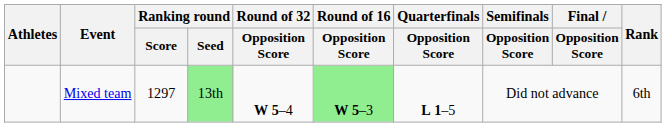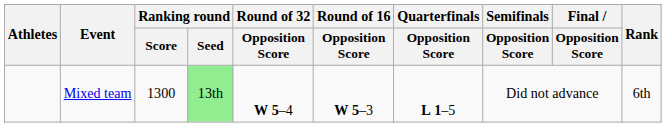(161, 94) 1297 -> (161, 94) 1300
(354, 110) lightgreen background -> (354, 110) no background
